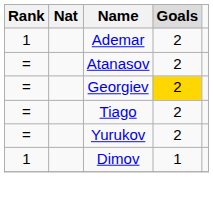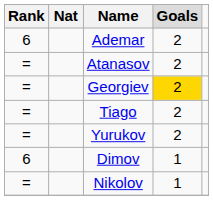(26, 40) 1 -> (26, 40) 6
(26, 159) 1 -> (26, 159) 6
+ row: (118, 183)
